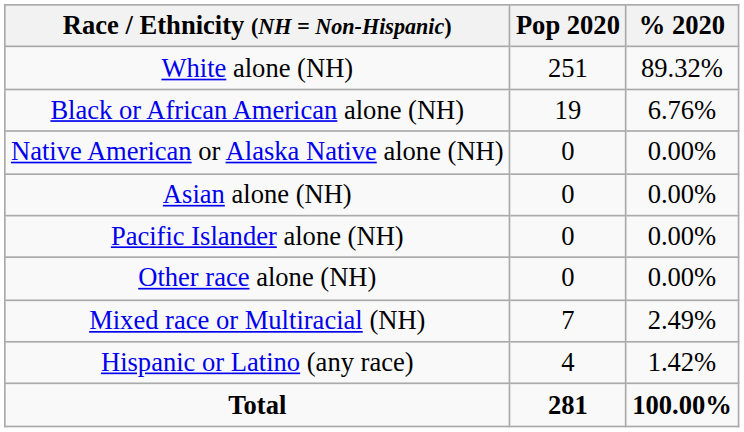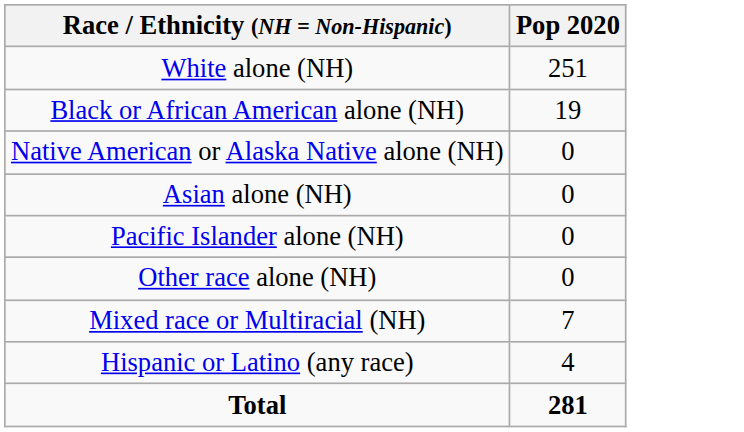- column: (682, 25)
